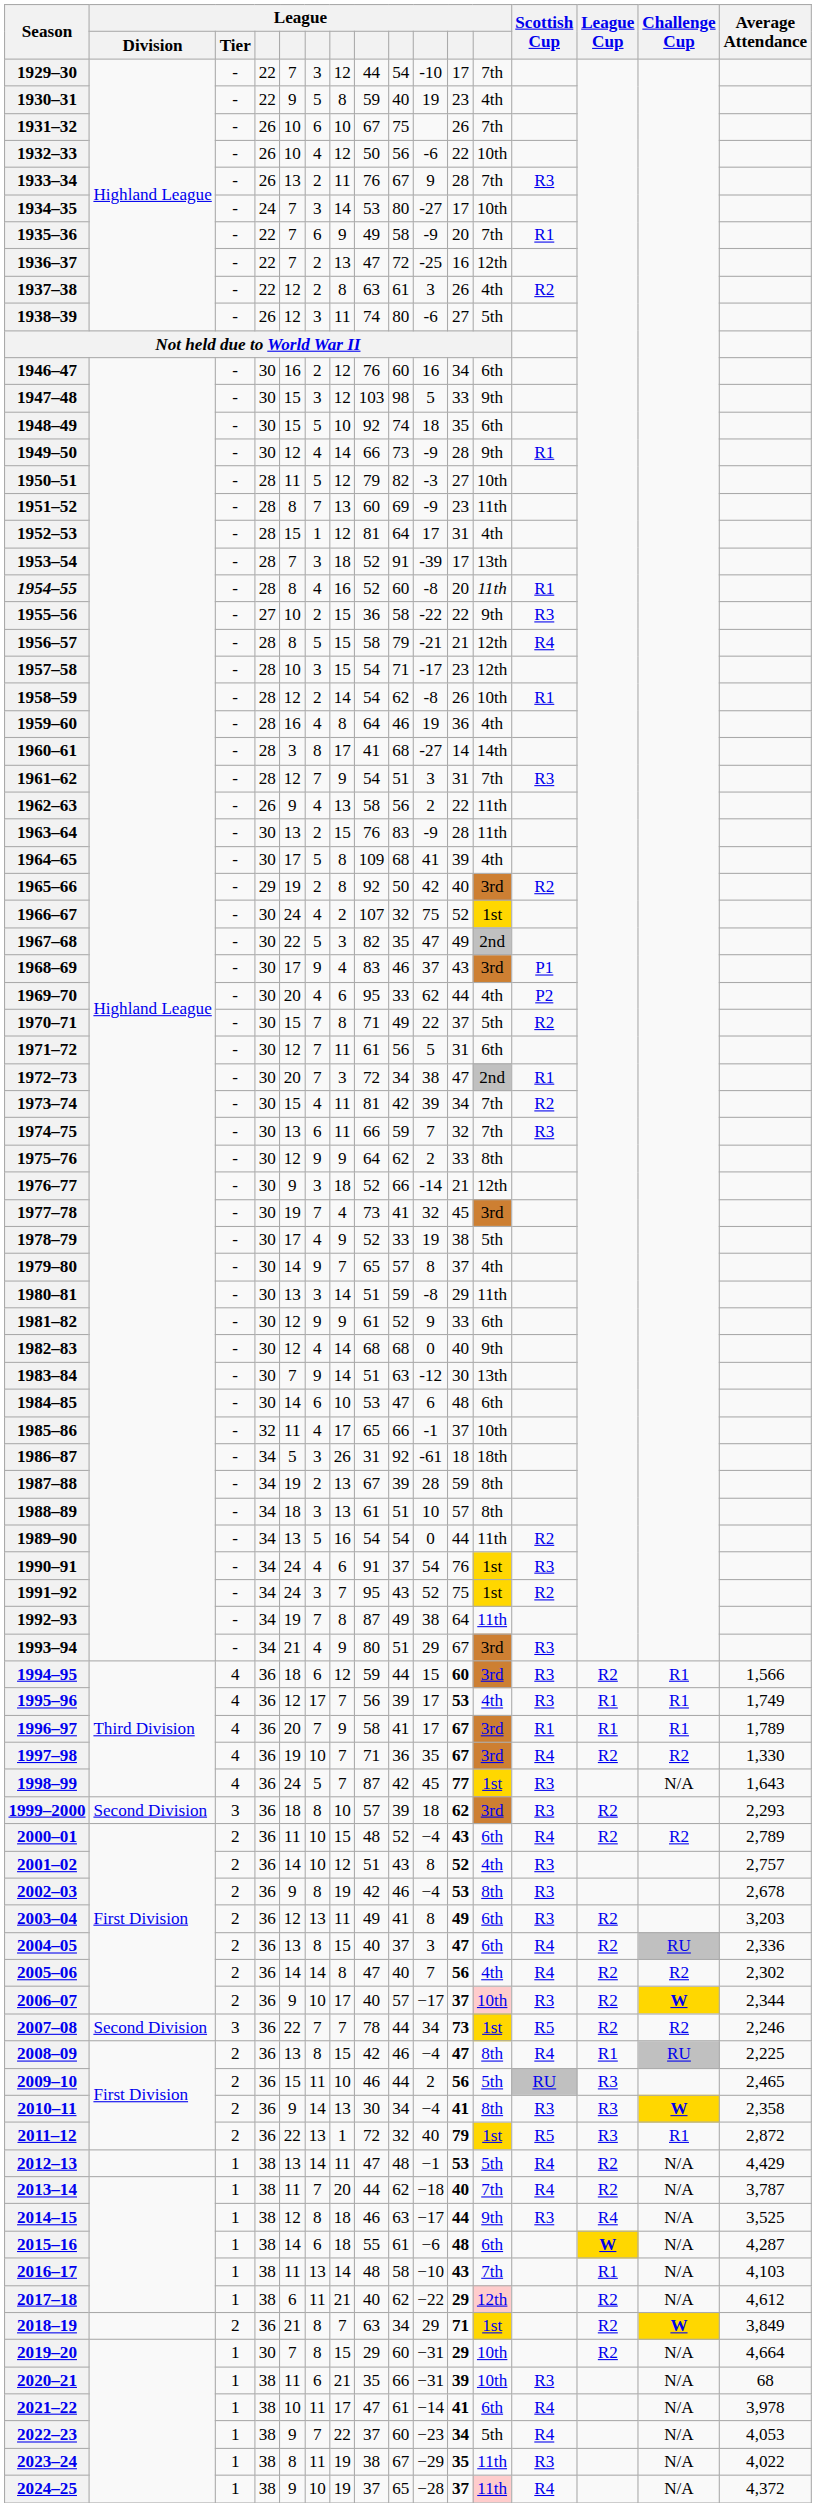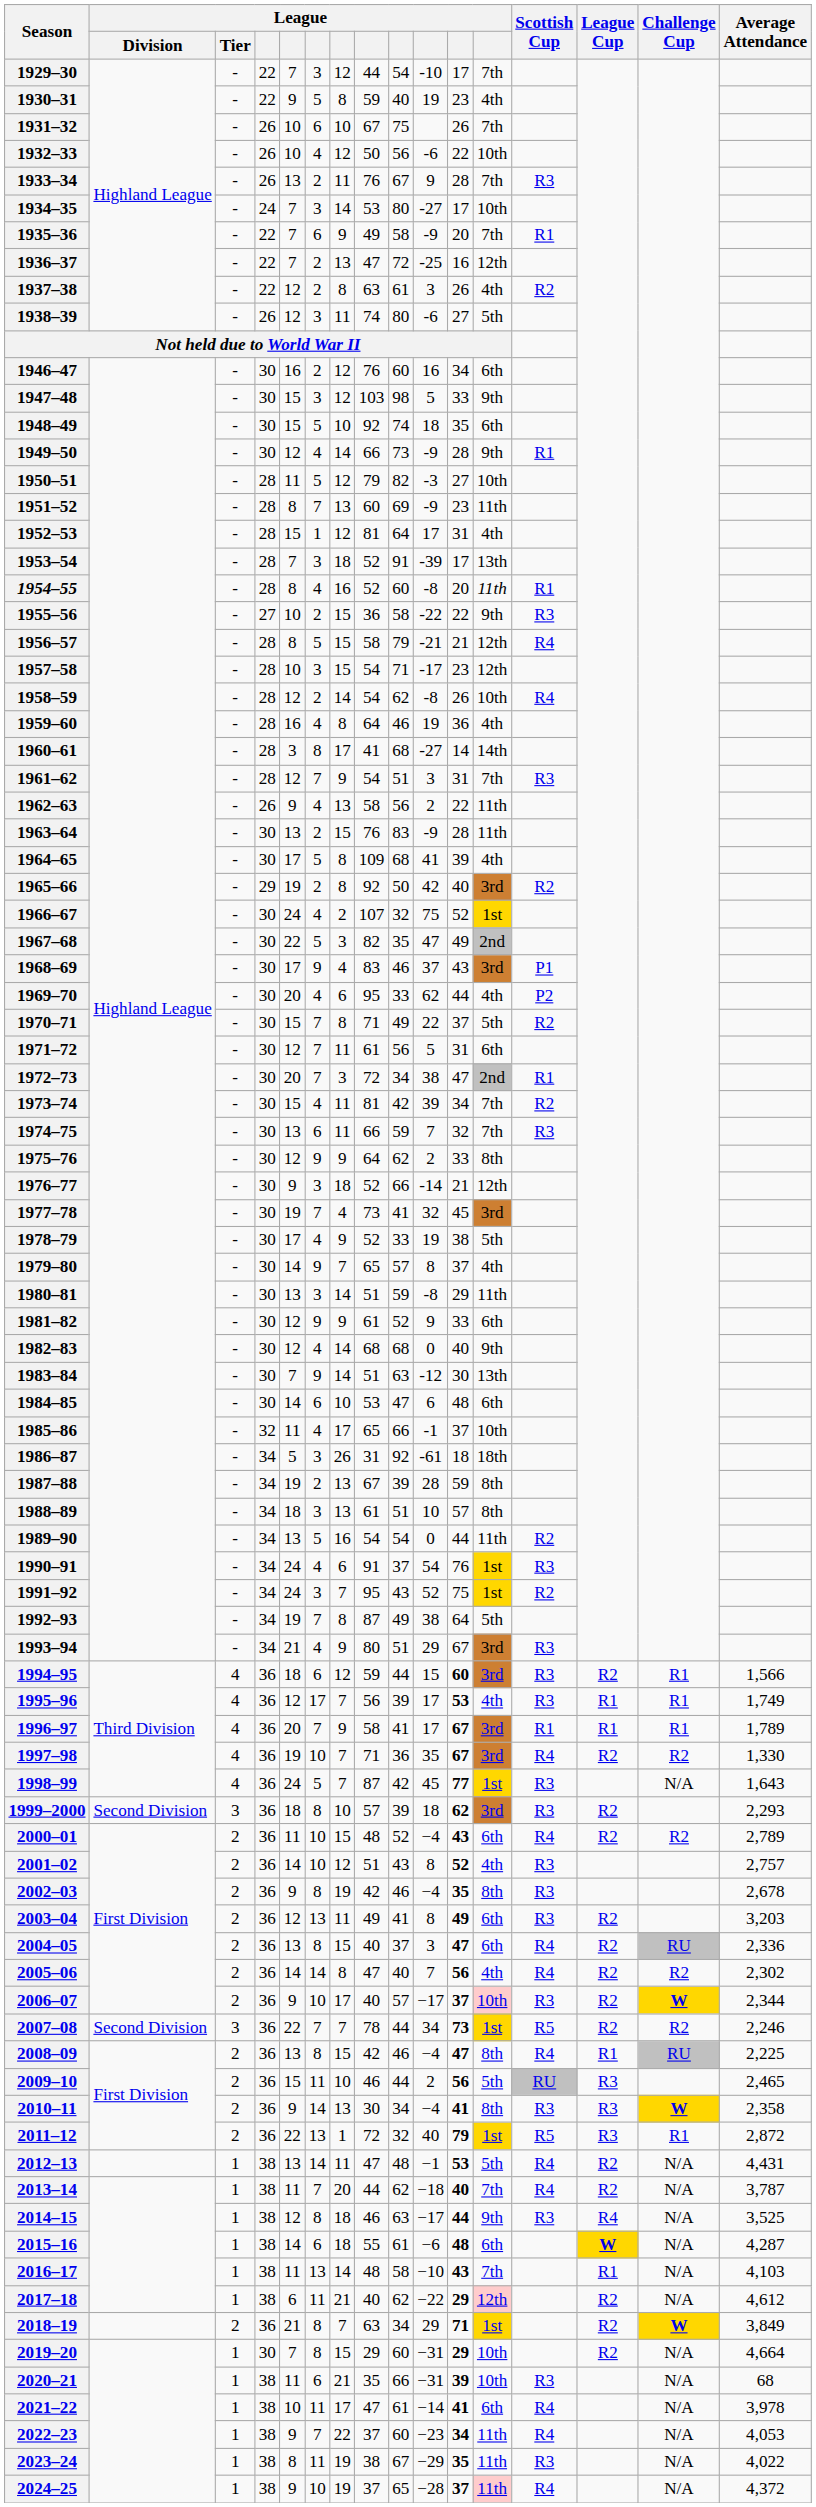(544, 696) R1 -> (544, 696) R4
(492, 1619) 11th -> (492, 1619) 5th
(460, 1891) 53 -> (460, 1891) 35
(765, 2163) 4,429 -> (765, 2163) 4,431
(492, 2434) 5th -> (492, 2434) 11th
